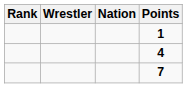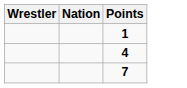- column: (22, 14)
